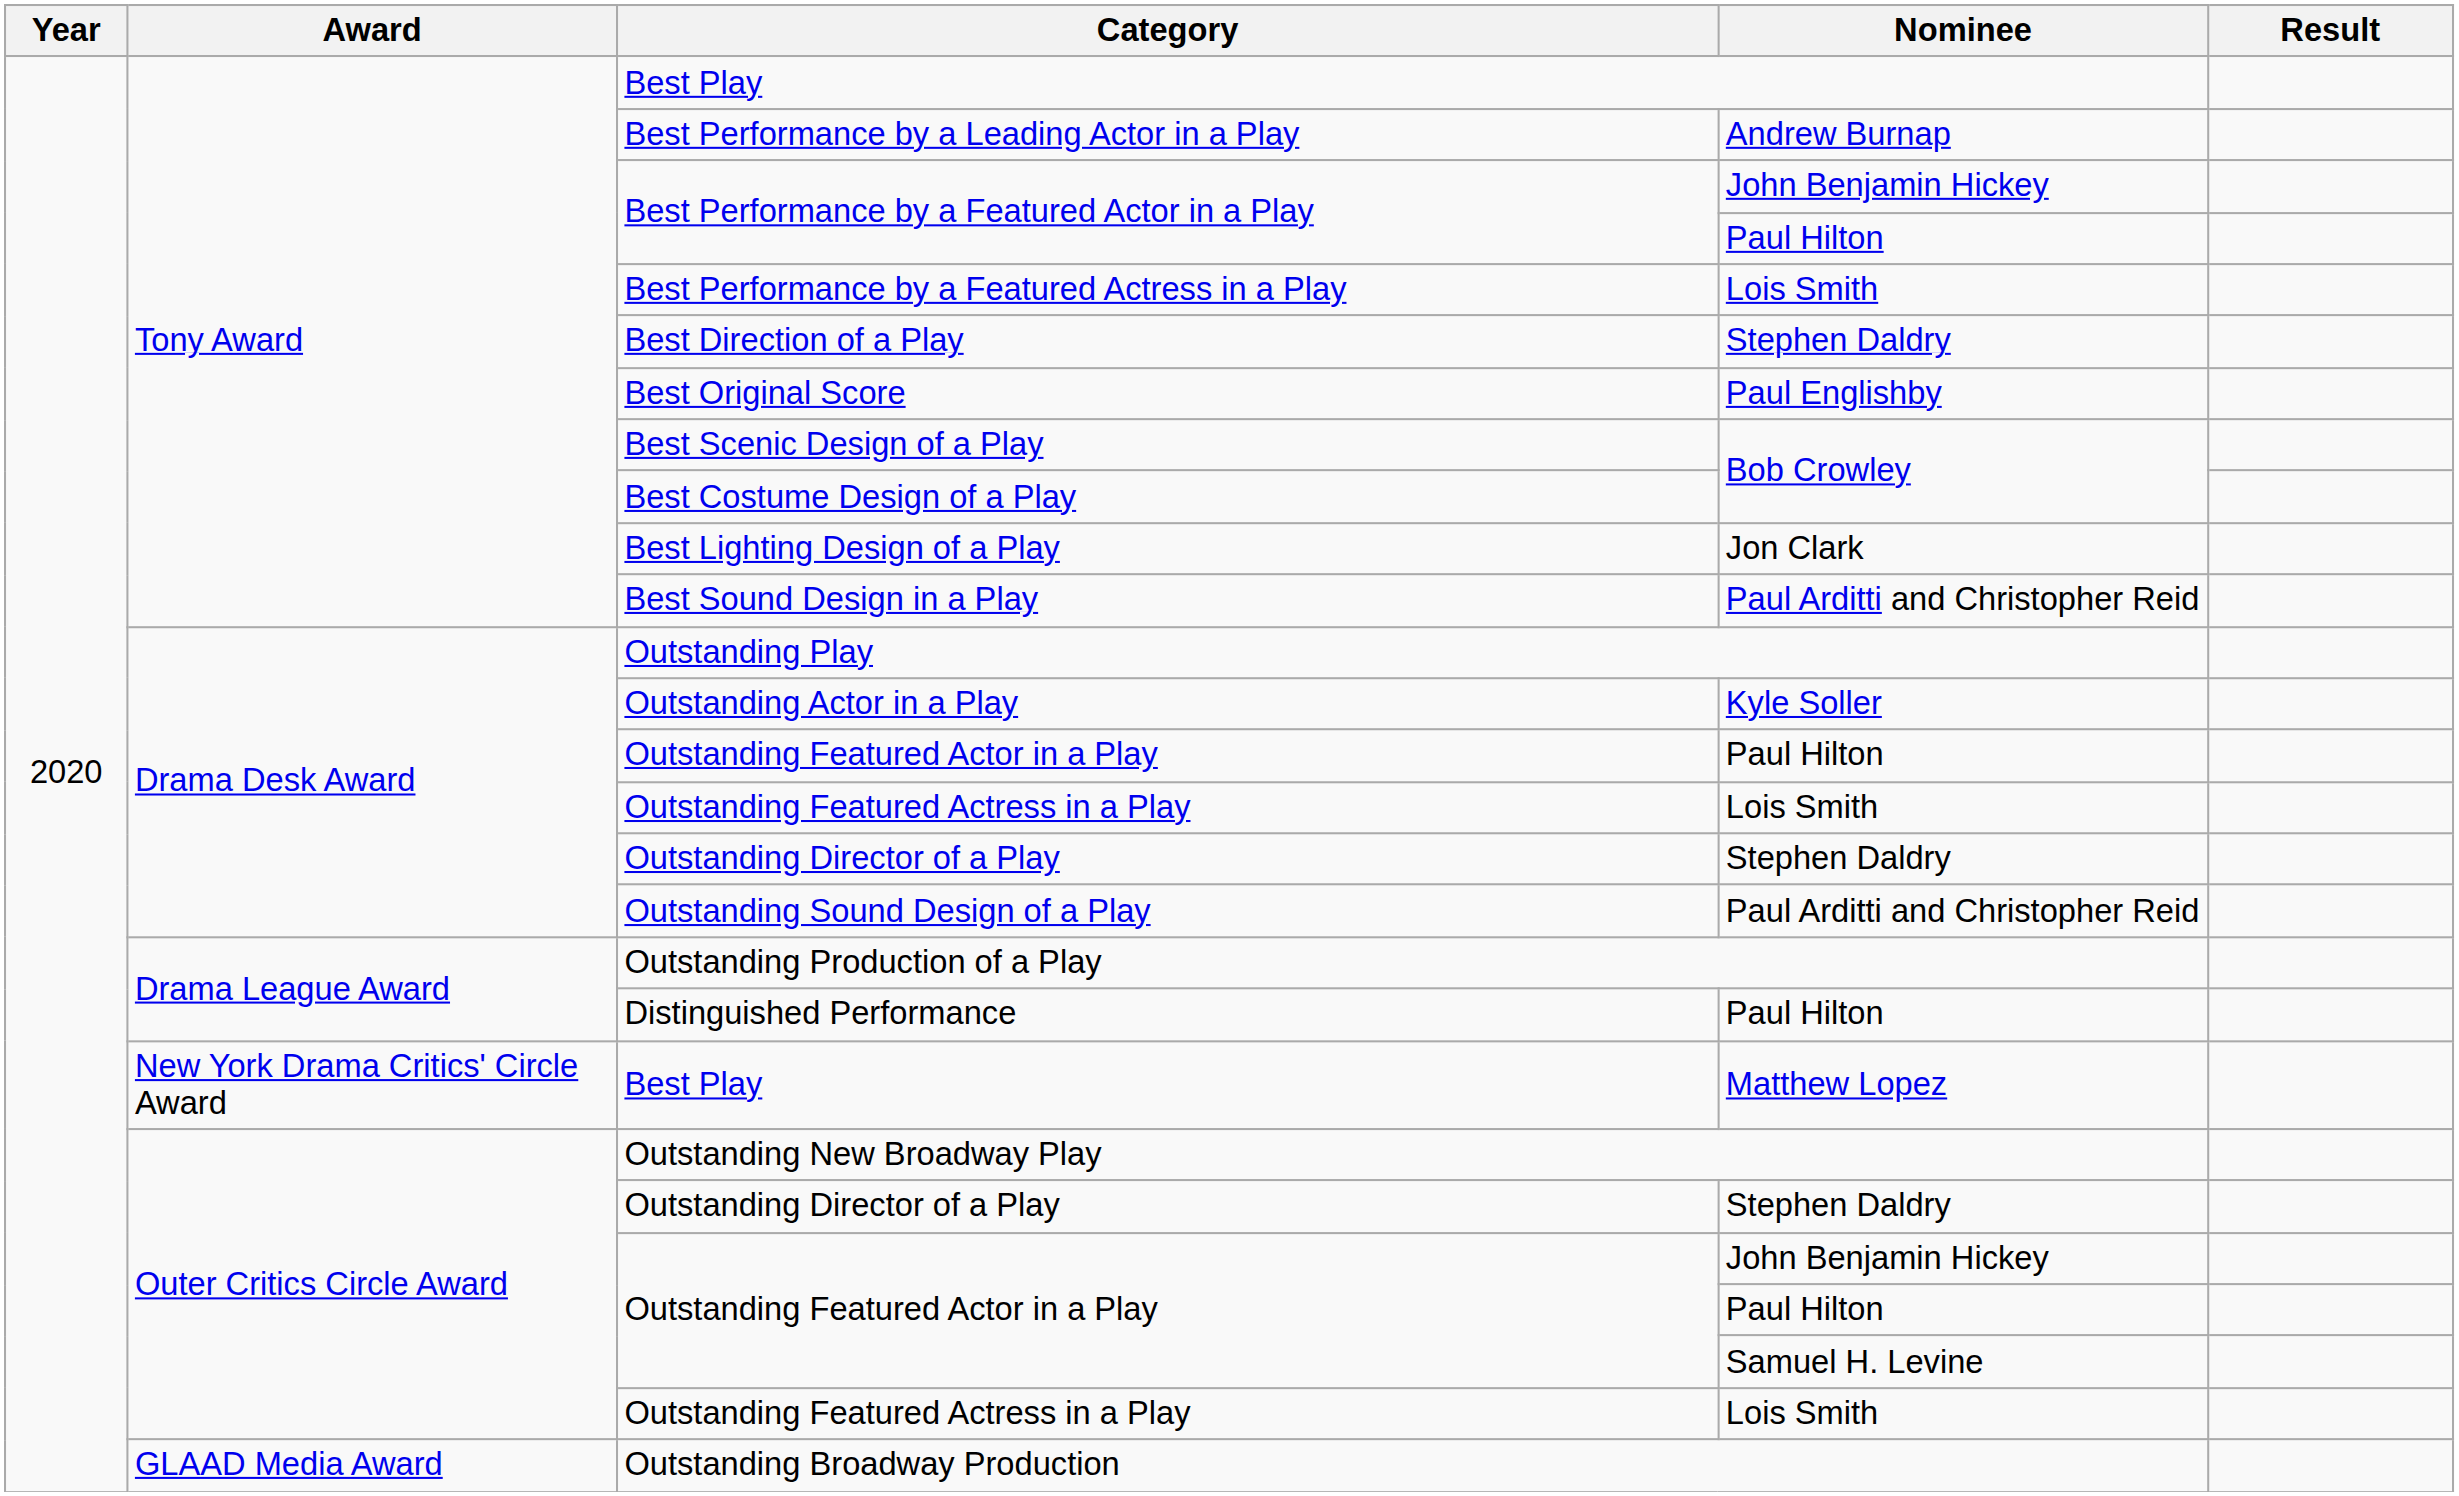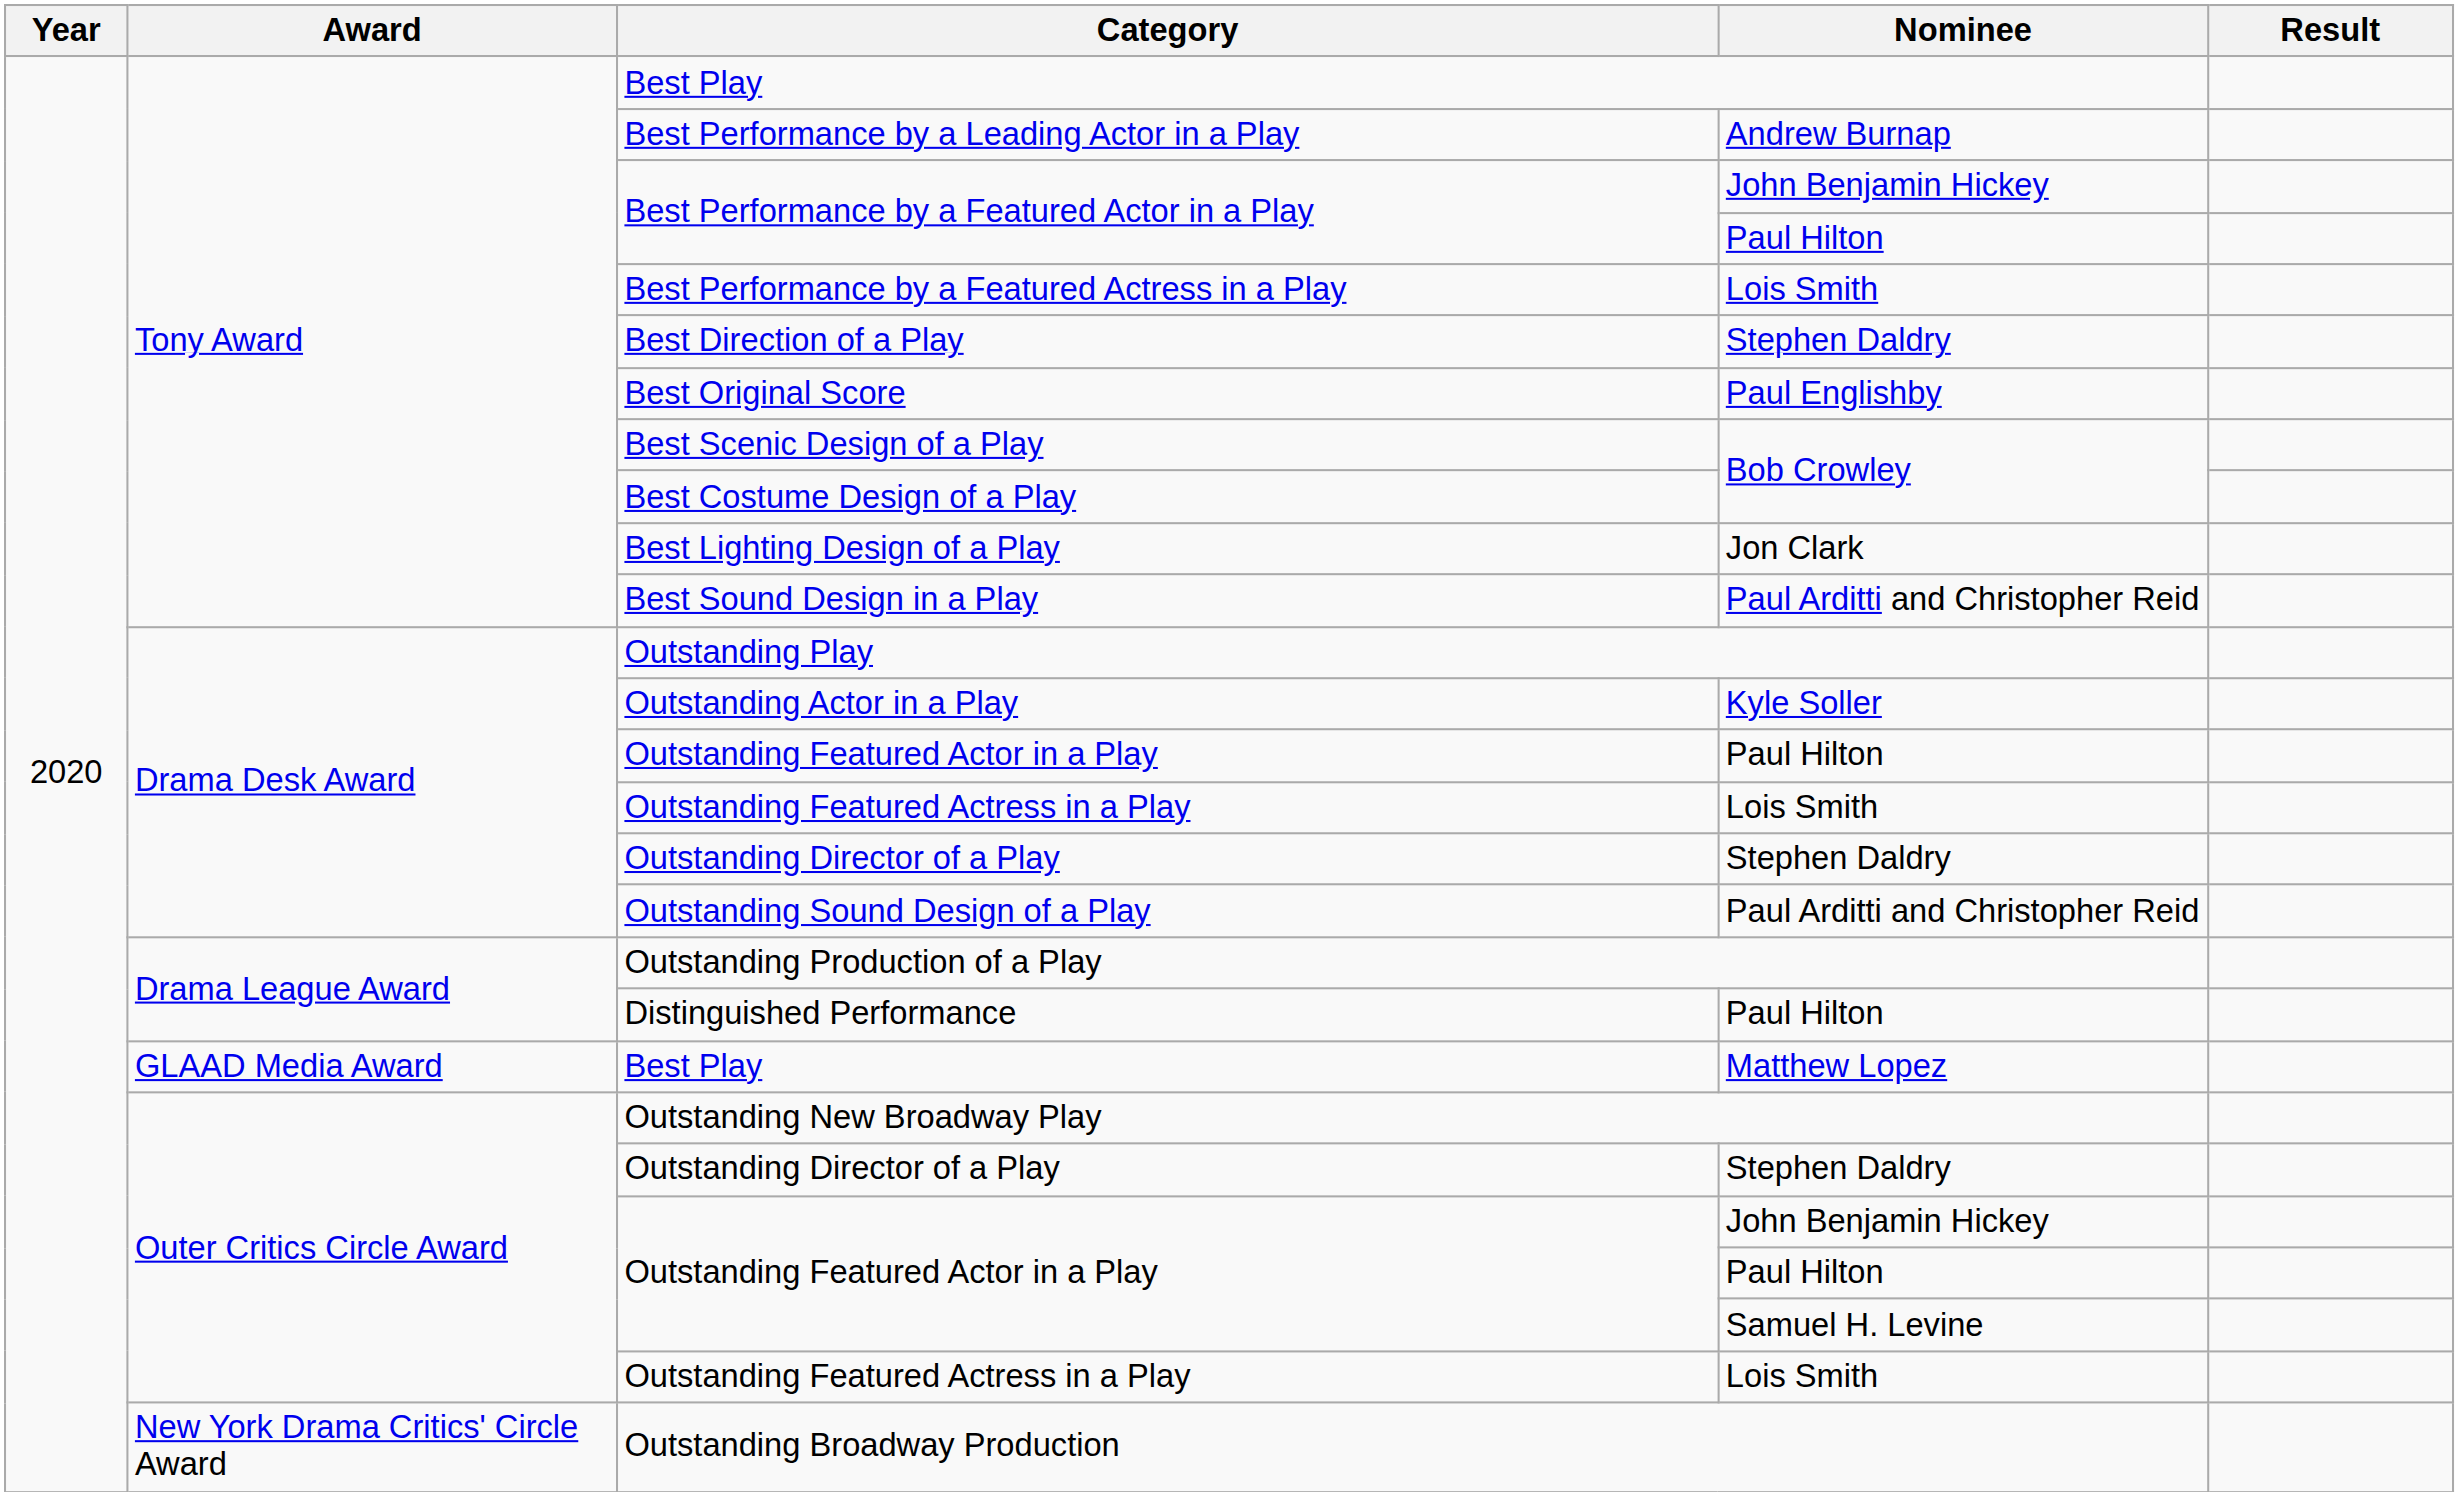(357, 1084) New York Drama Critics' Circle Award -> (289, 1065) GLAAD Media Award
(289, 1464) GLAAD Media Award -> (357, 1446) New York Drama Critics' Circle Award
